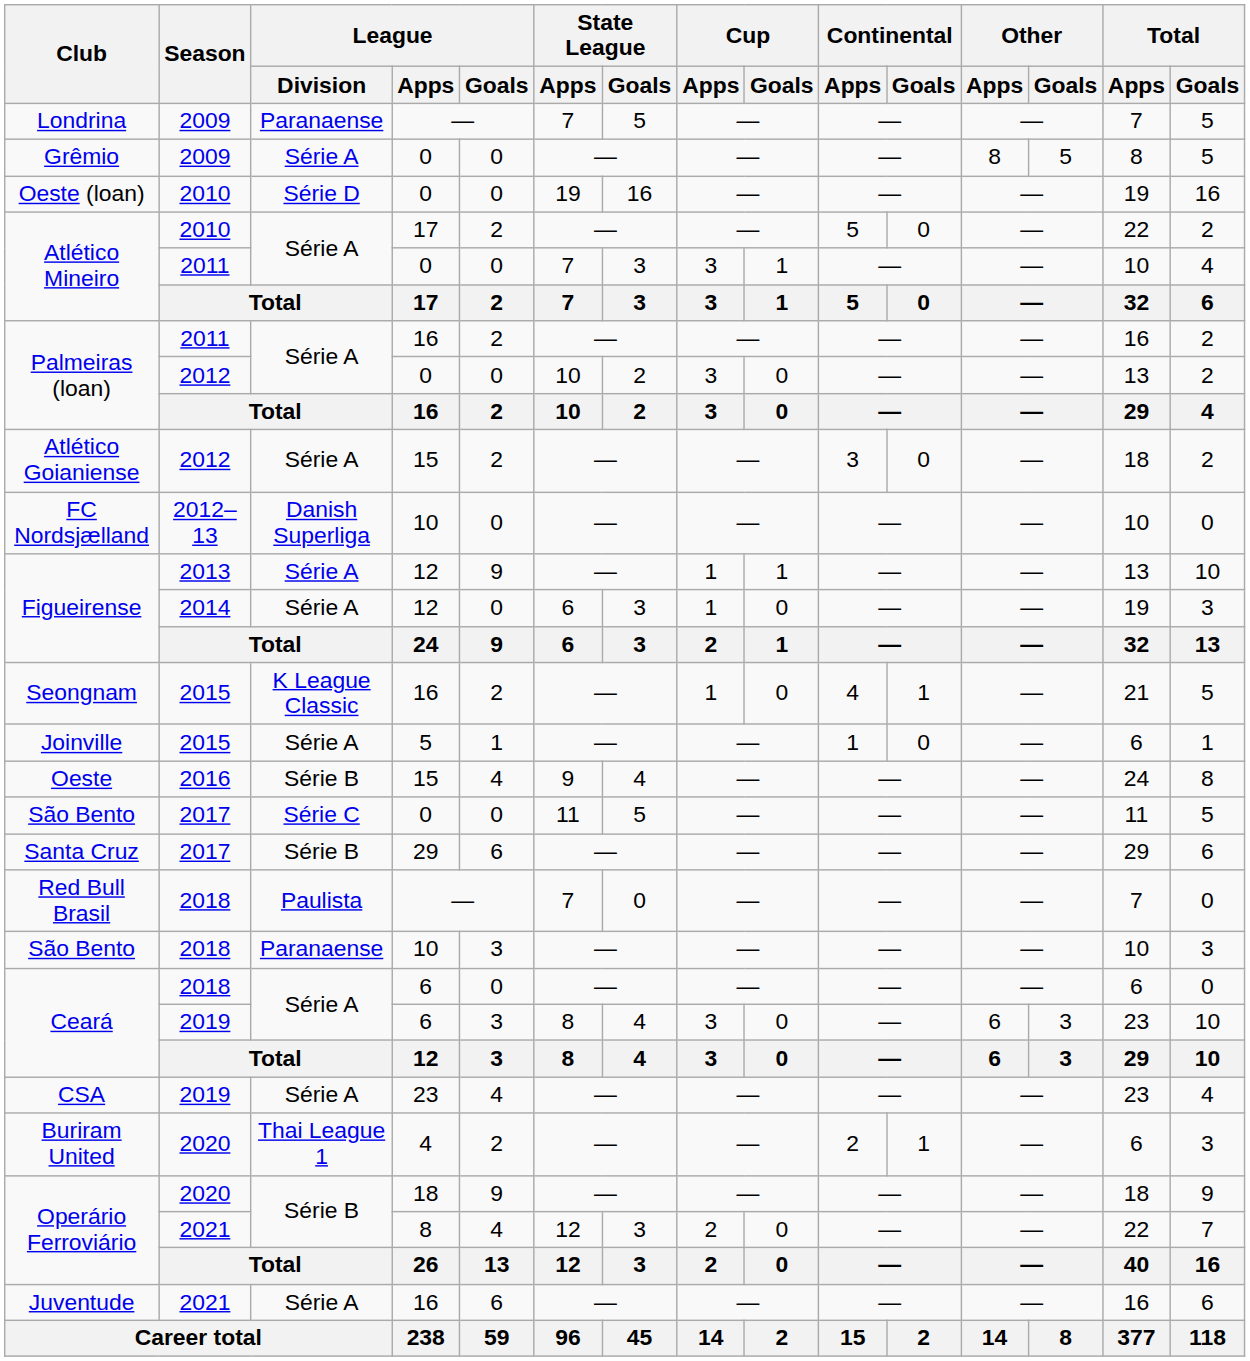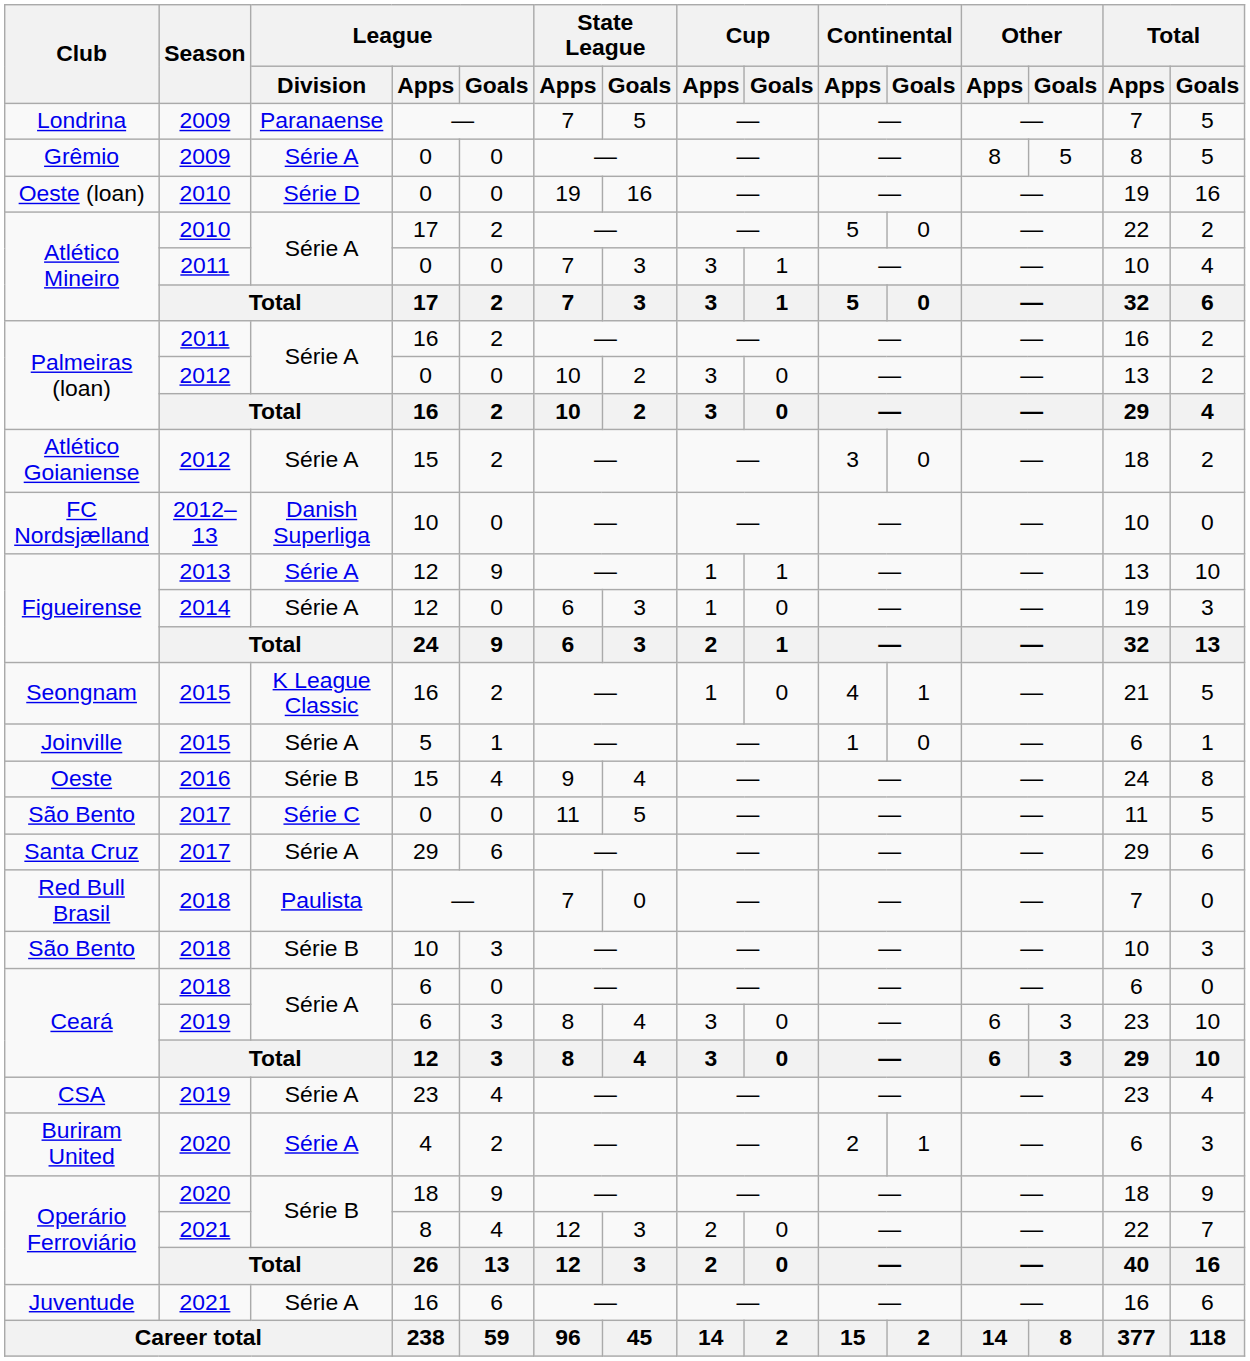(322, 851) Série B -> (322, 851) Série A
(322, 949) Paranaense -> (322, 949) Série B
(322, 1143) Thai League 1 -> (322, 1143) Série A
